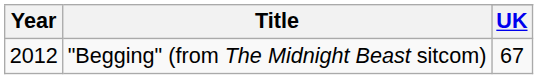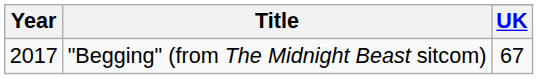(34, 55) 2012 -> (34, 55) 2017
